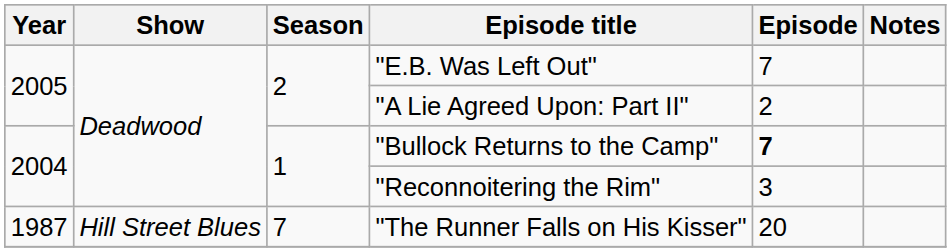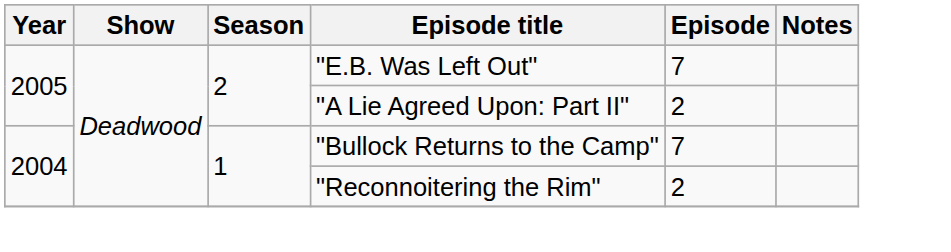(766, 147) bold -> (678, 147) normal
(766, 187) 3 -> (678, 187) 2
- row: (561, 227)
